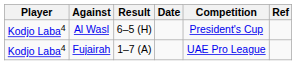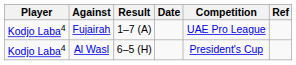rows swapped: (91, 49) <-> (91, 29)
